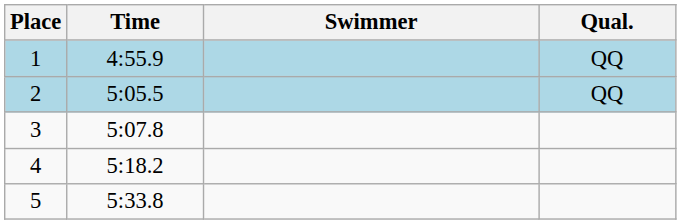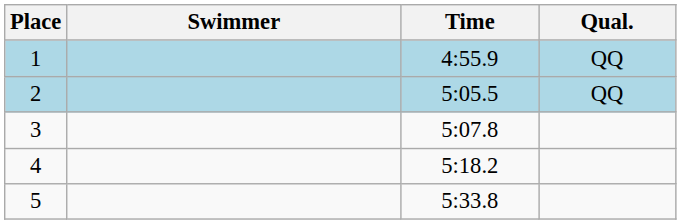columns swapped: (371, 22) <-> (135, 22)
